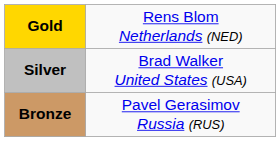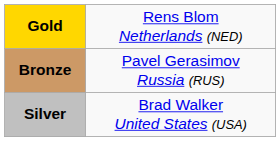rows swapped: (45, 70) <-> (45, 114)
